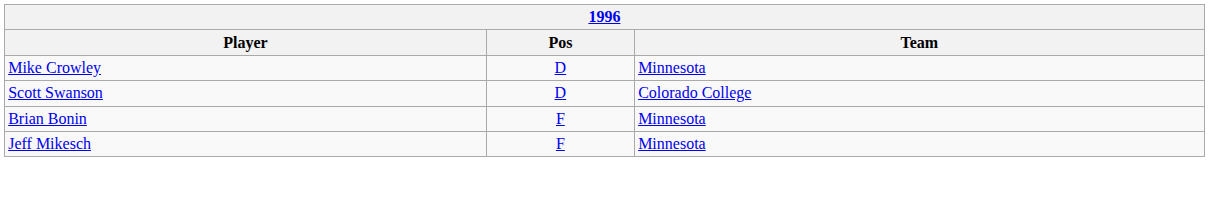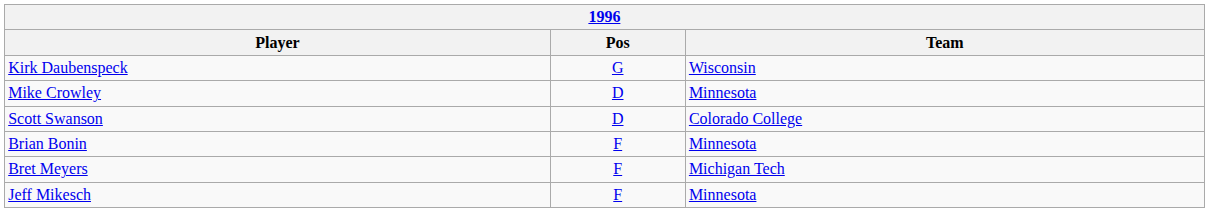+ row: (68, 67)
+ row: (48, 169)
